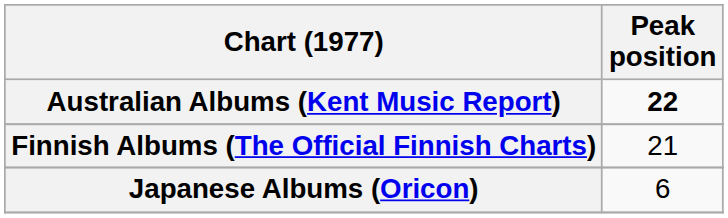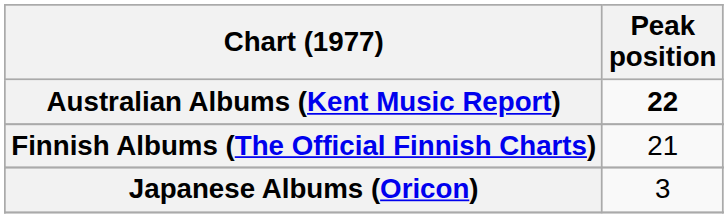(663, 189) 6 -> (663, 189) 3
